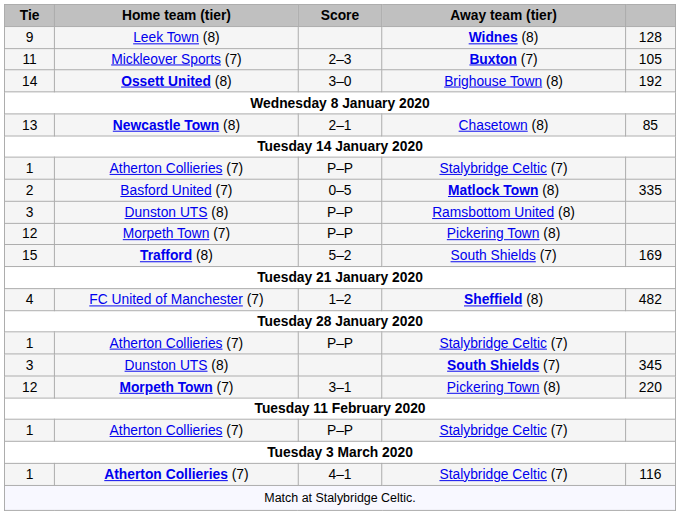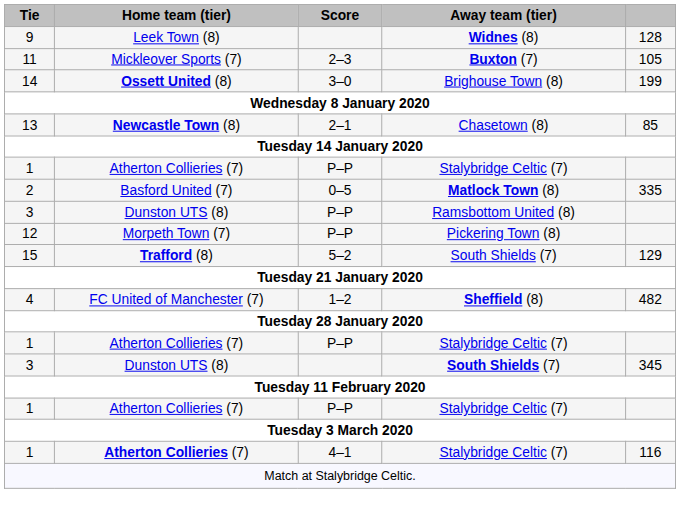(650, 81) 192 -> (650, 81) 199
(650, 256) 169 -> (650, 256) 129
- row: (30, 387)
